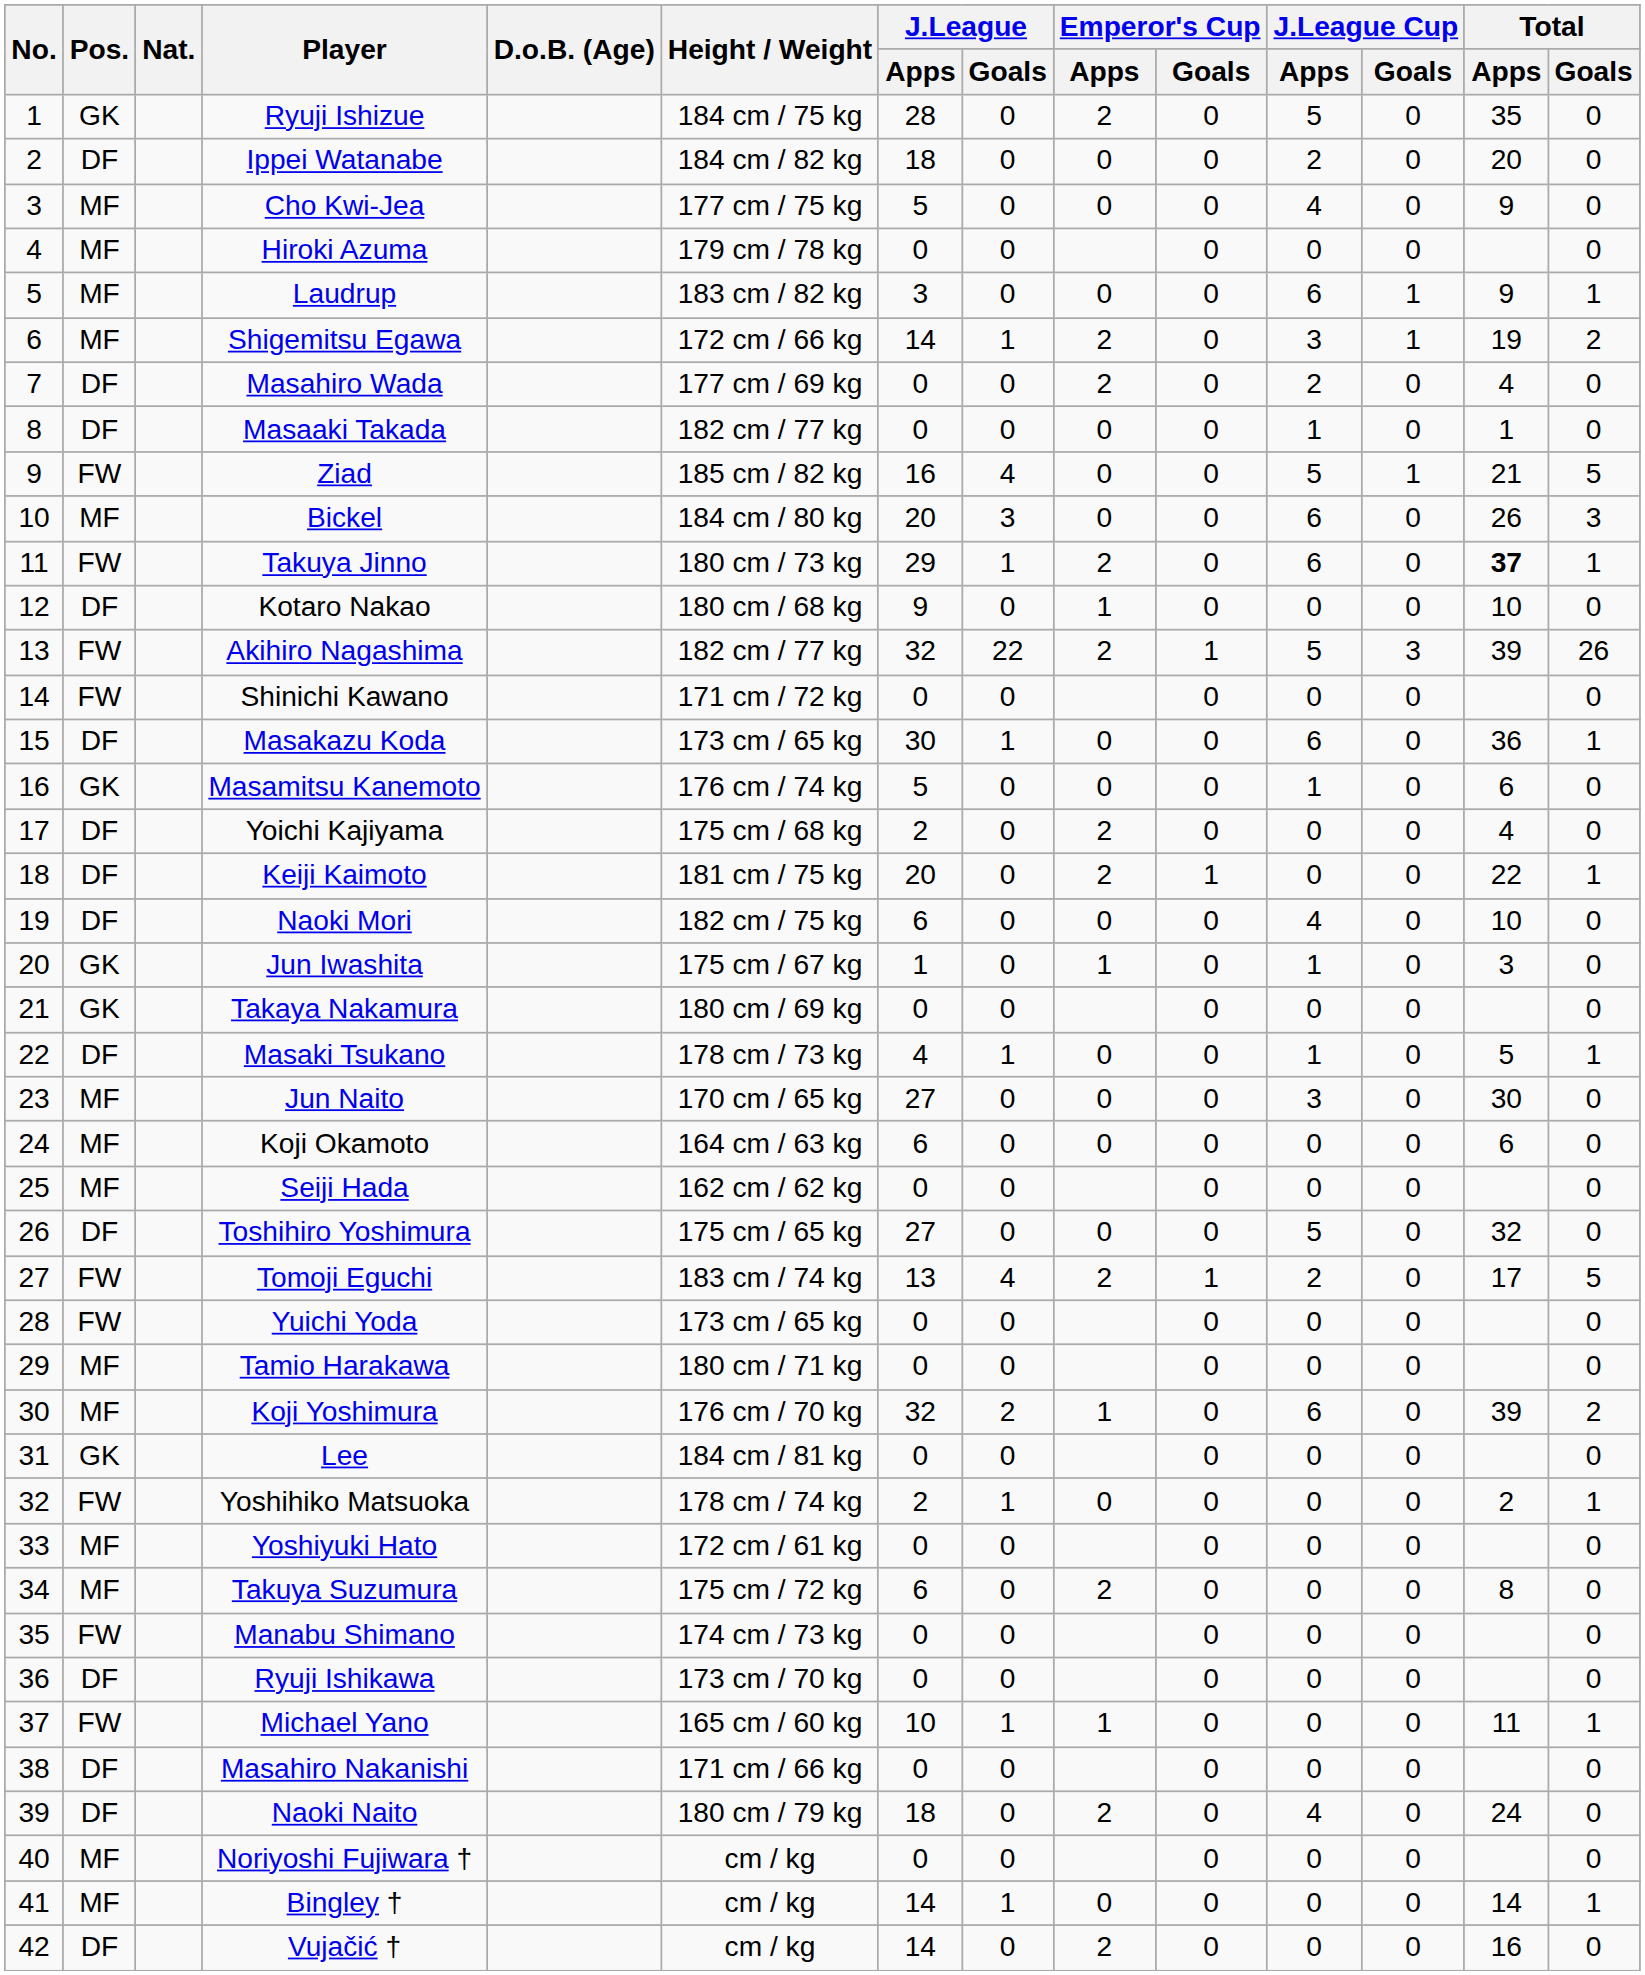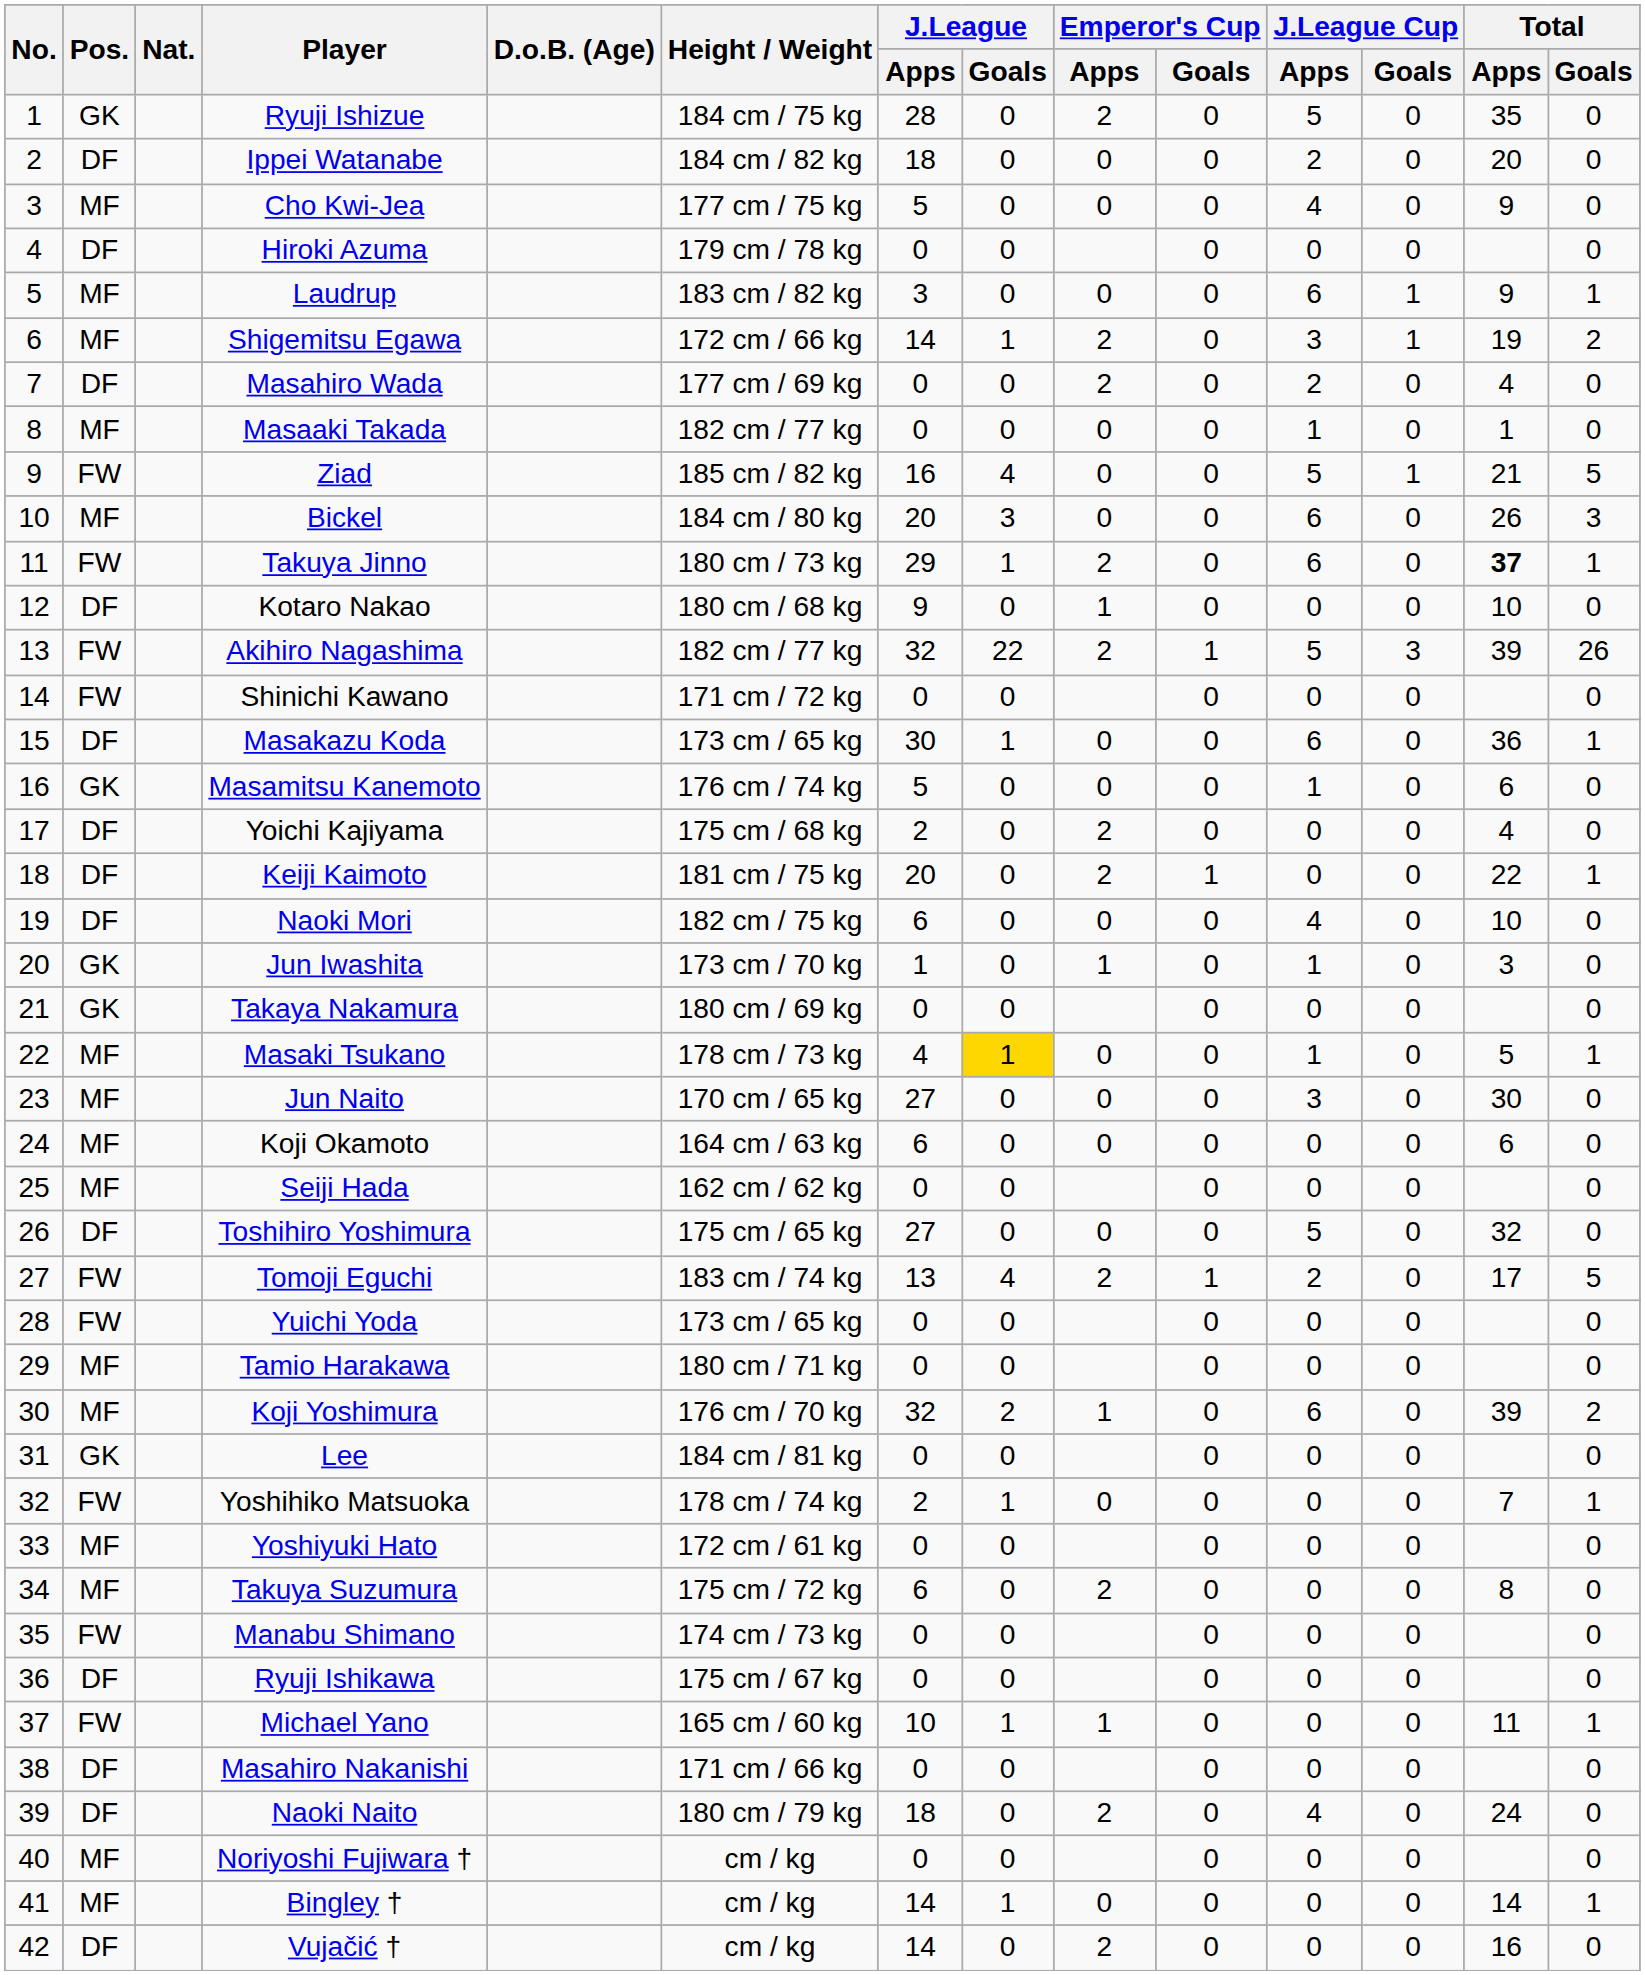(99, 250) MF -> (99, 250) DF
(99, 428) DF -> (99, 428) MF
(770, 964) 175 cm / 67 kg -> (770, 964) 173 cm / 70 kg
(99, 1054) DF -> (99, 1054) MF
(1008, 1054) no background -> (1008, 1054) gold background
(1506, 1500) 2 -> (1506, 1500) 7
(770, 1679) 173 cm / 70 kg -> (770, 1679) 175 cm / 67 kg
